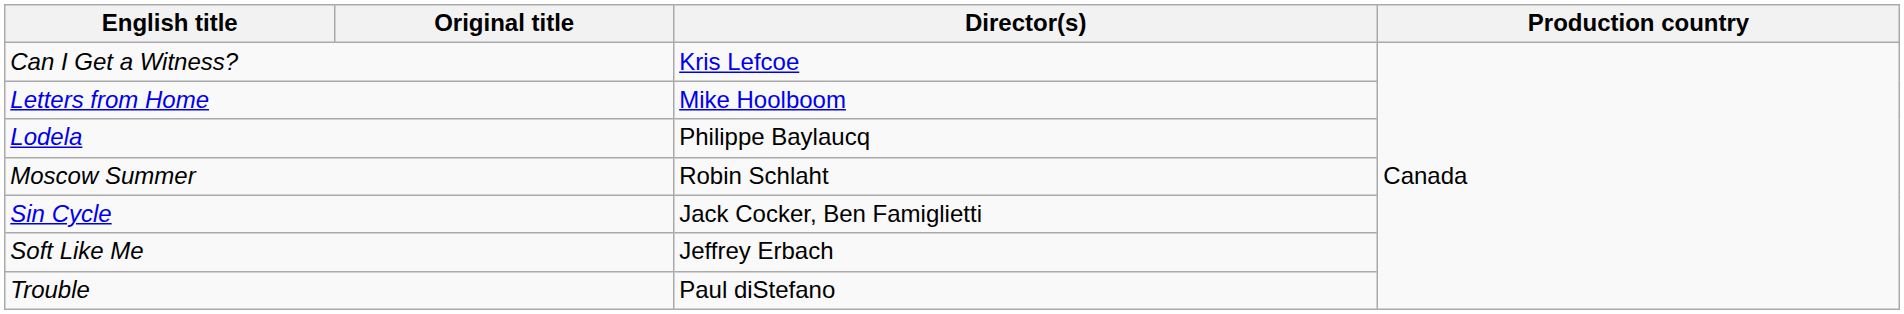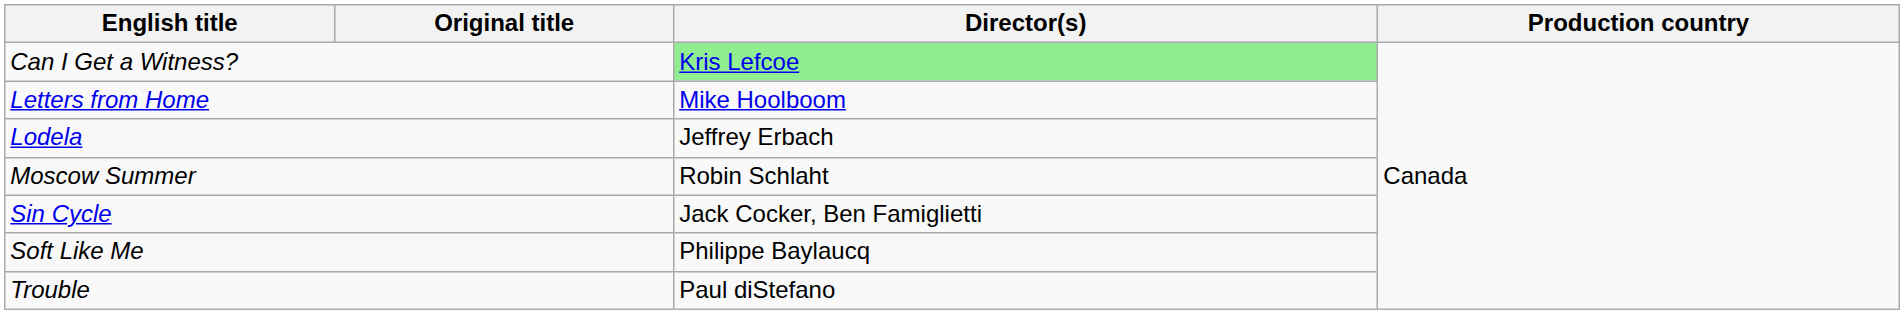(739, 61) no background -> (739, 61) lightgreen background
(775, 137) Philippe Baylaucq -> (756, 137) Jeffrey Erbach
(756, 251) Jeffrey Erbach -> (775, 251) Philippe Baylaucq
